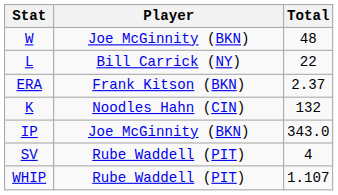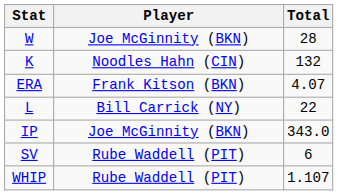(308, 39) 48 -> (308, 39) 28
rows swapped: (29, 62) <-> (29, 108)
(308, 85) 2.37 -> (308, 85) 4.07
(308, 155) 4 -> (308, 155) 6
